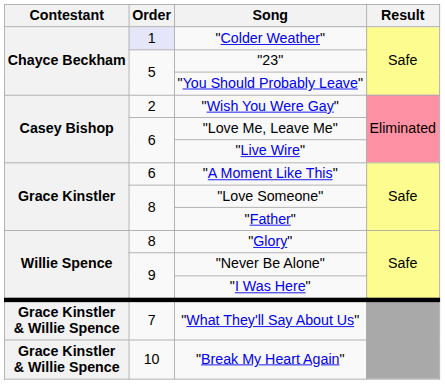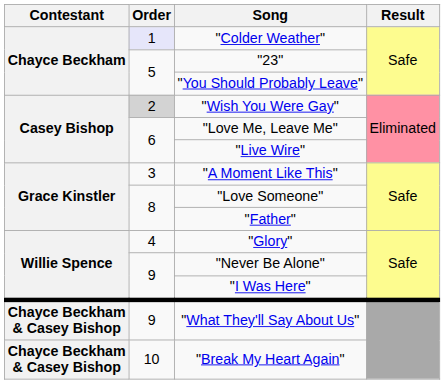(152, 106) no background -> (152, 106) lightgrey background
(152, 173) 6 -> (152, 173) 3
(152, 241) 8 -> (152, 241) 4
(67, 320) Grace Kinstler & Willie Spence -> (67, 320) Chayce Beckham & Casey Bishop
(152, 320) 7 -> (152, 320) 9
(67, 359) Grace Kinstler & Willie Spence -> (67, 359) Chayce Beckham & Casey Bishop
